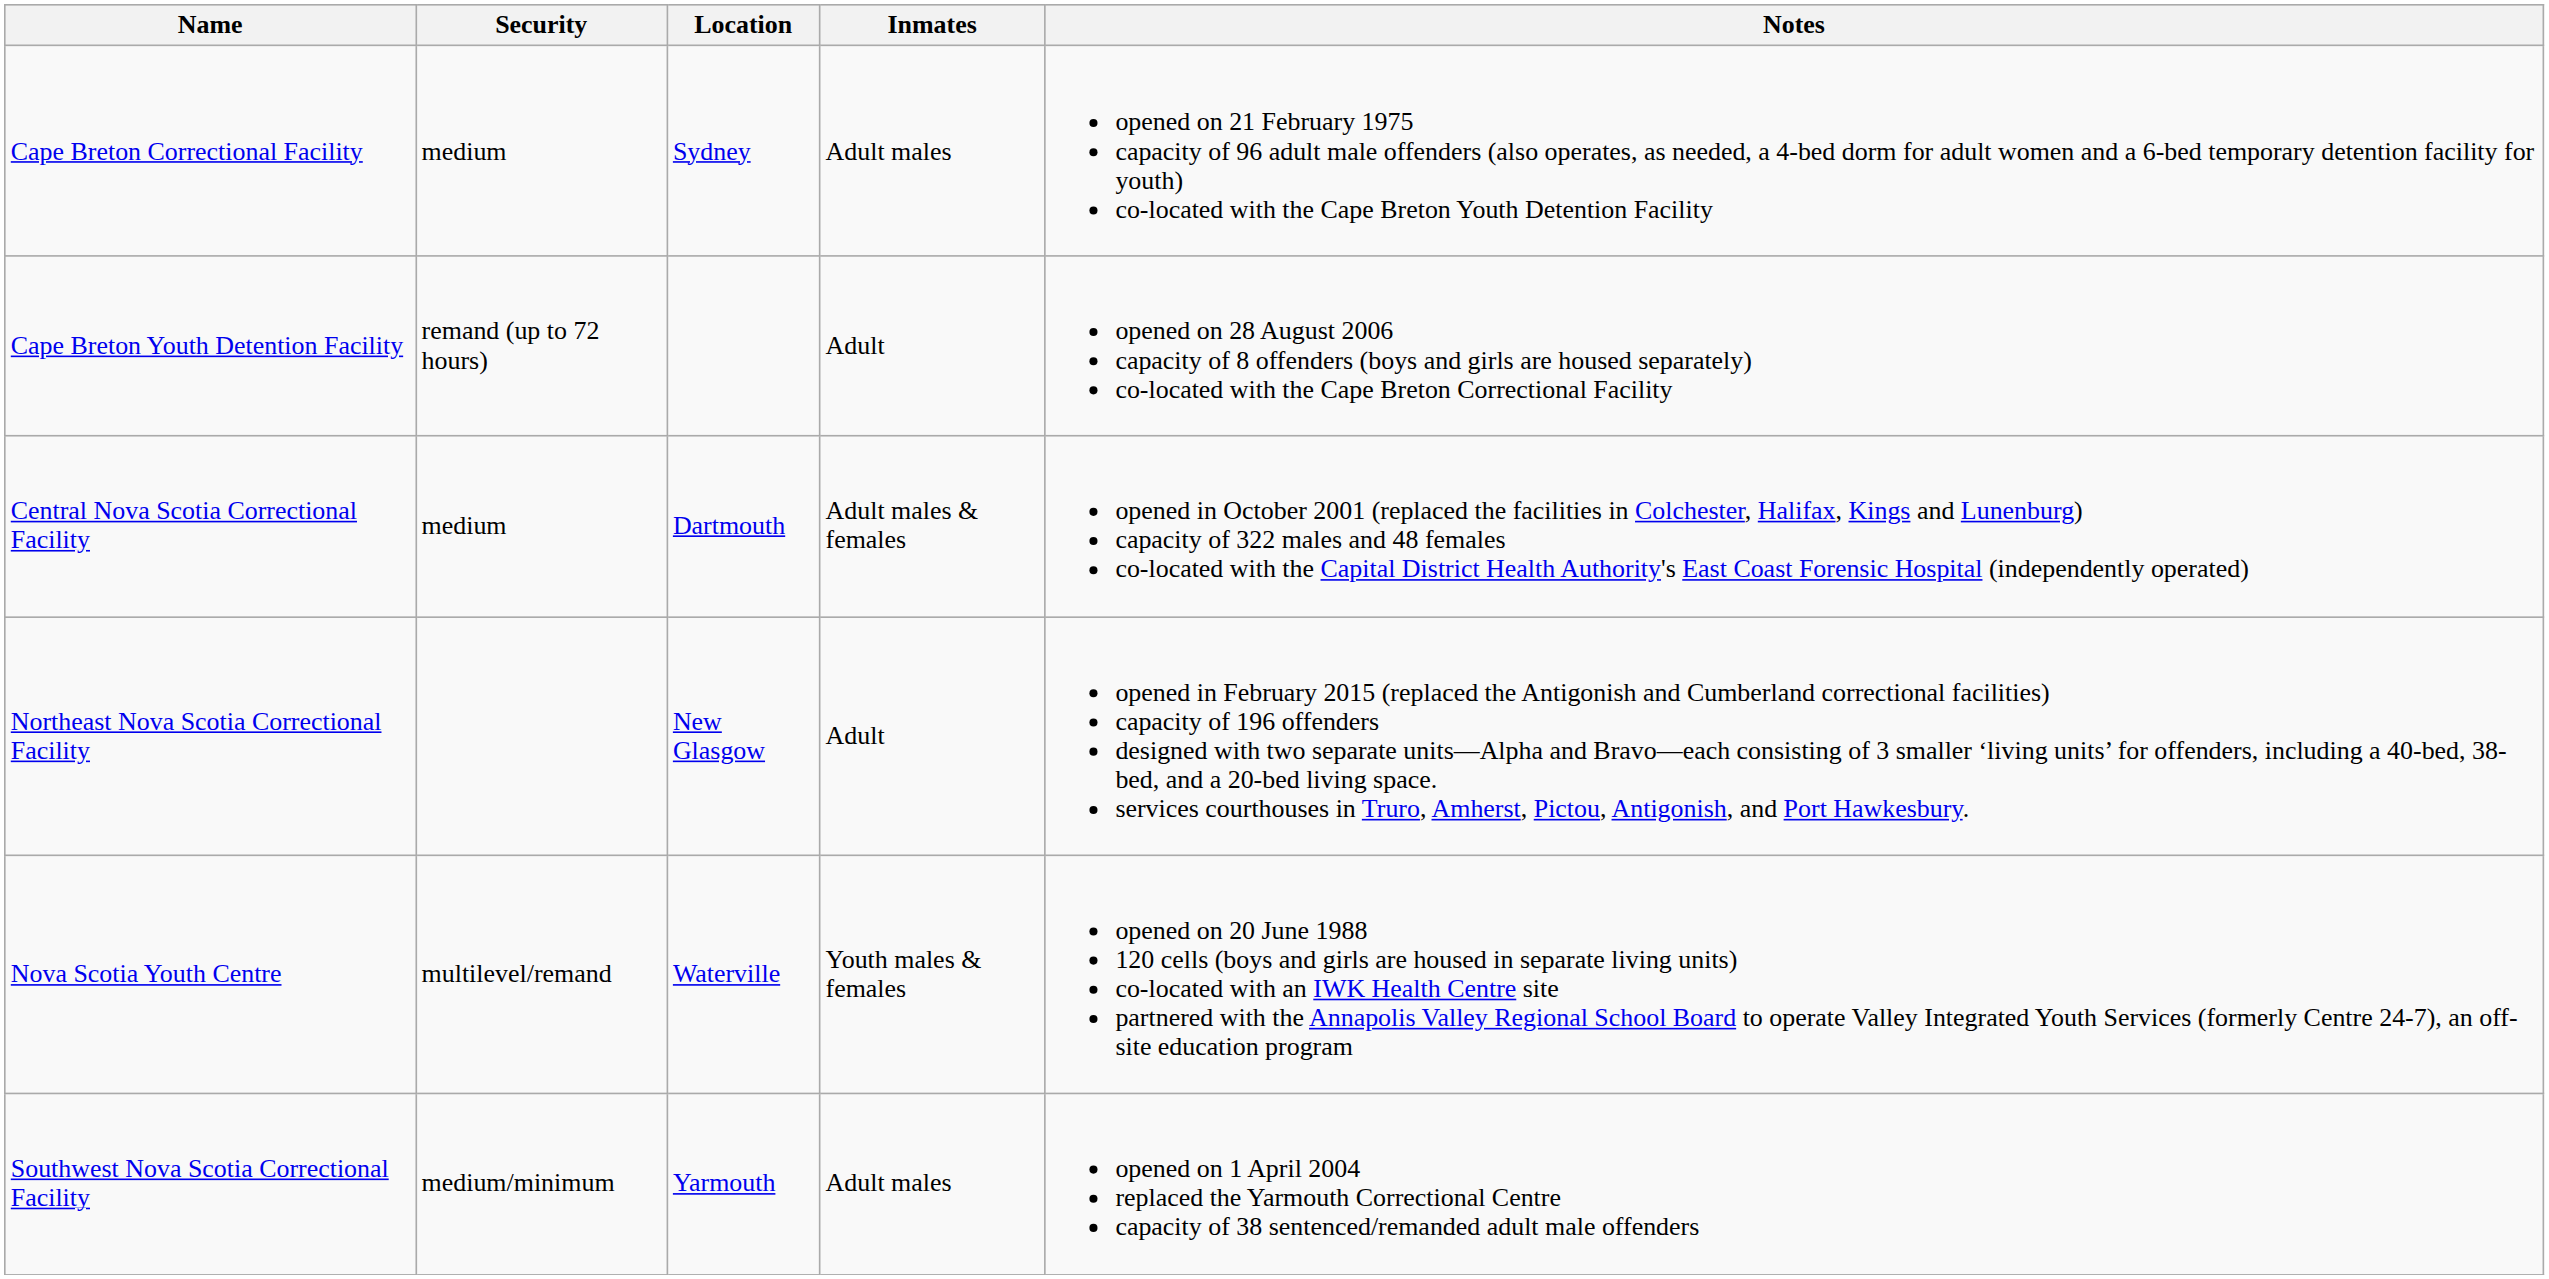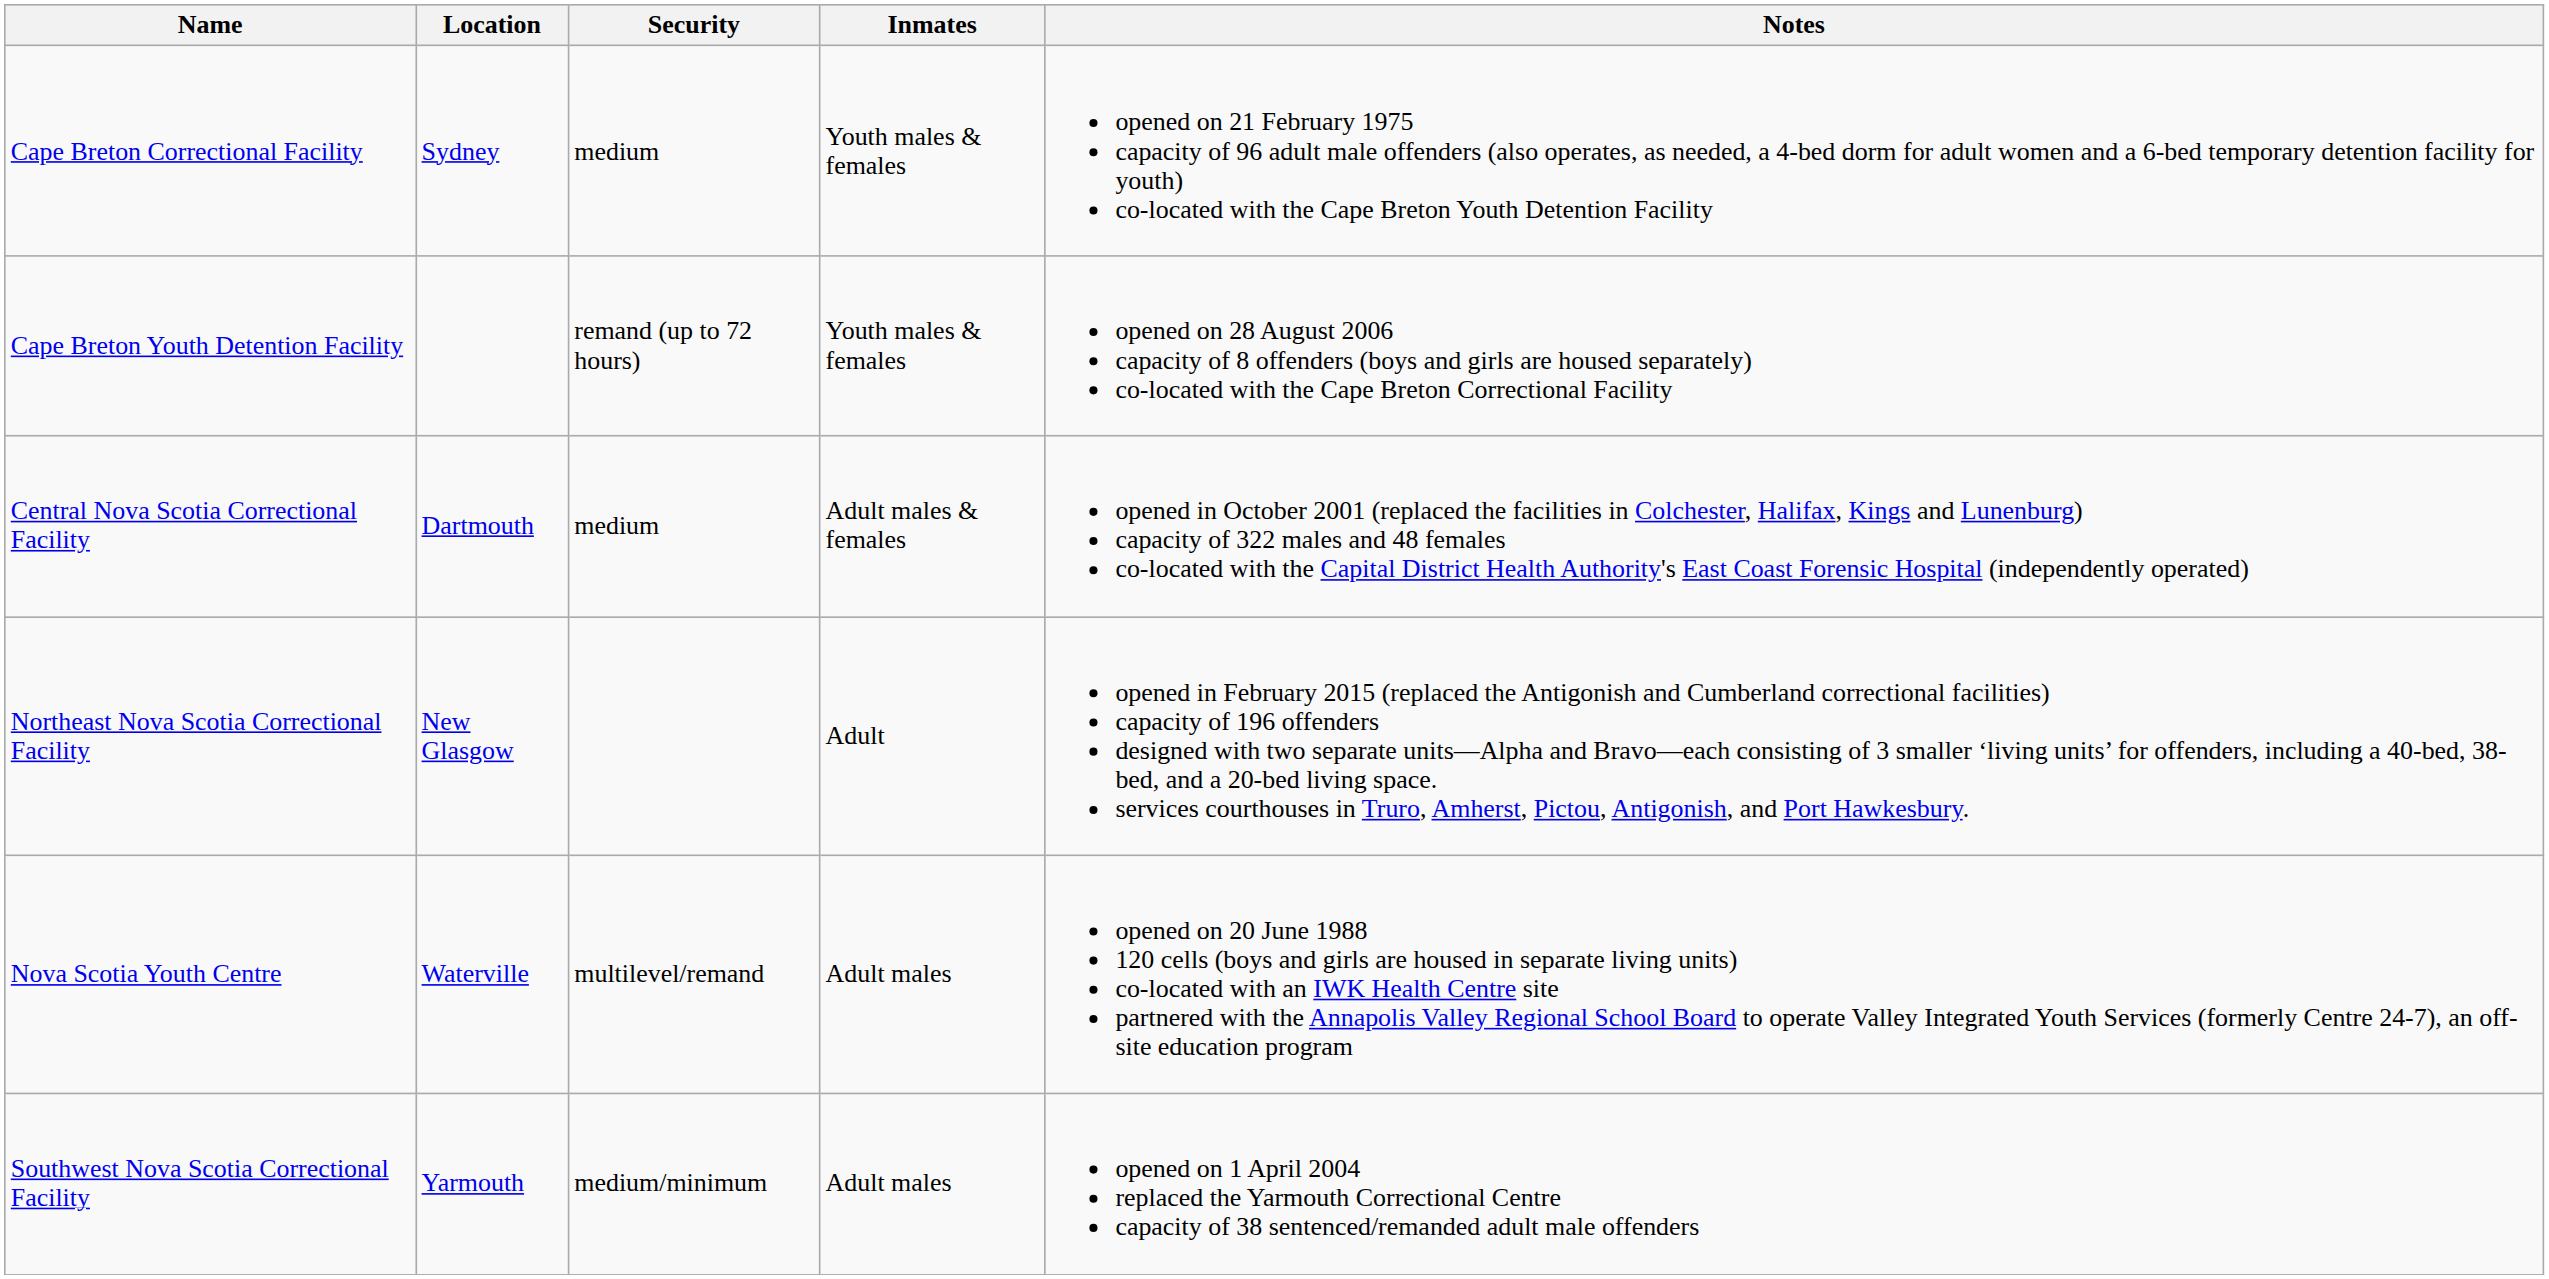columns swapped: (743, 25) <-> (541, 25)
(889, 150) Adult males -> (903, 150) Youth males & females
(855, 345) Adult -> (903, 345) Youth males & females
(903, 974) Youth males & females -> (889, 974) Adult males
